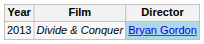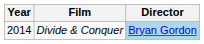(19, 30) 2013 -> (19, 30) 2014
